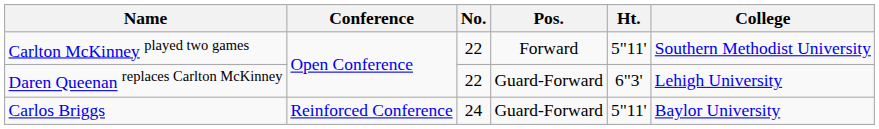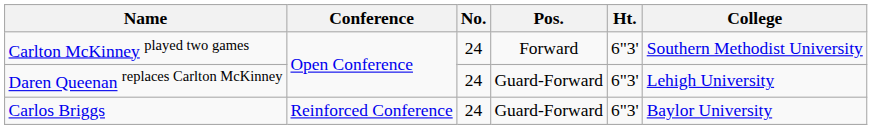(474, 48) 22 -> (474, 48) 24
(629, 48) 5"11' -> (625, 48) 6"3'
(474, 80) 22 -> (474, 80) 24
(629, 110) 5"11' -> (625, 110) 6"3'
